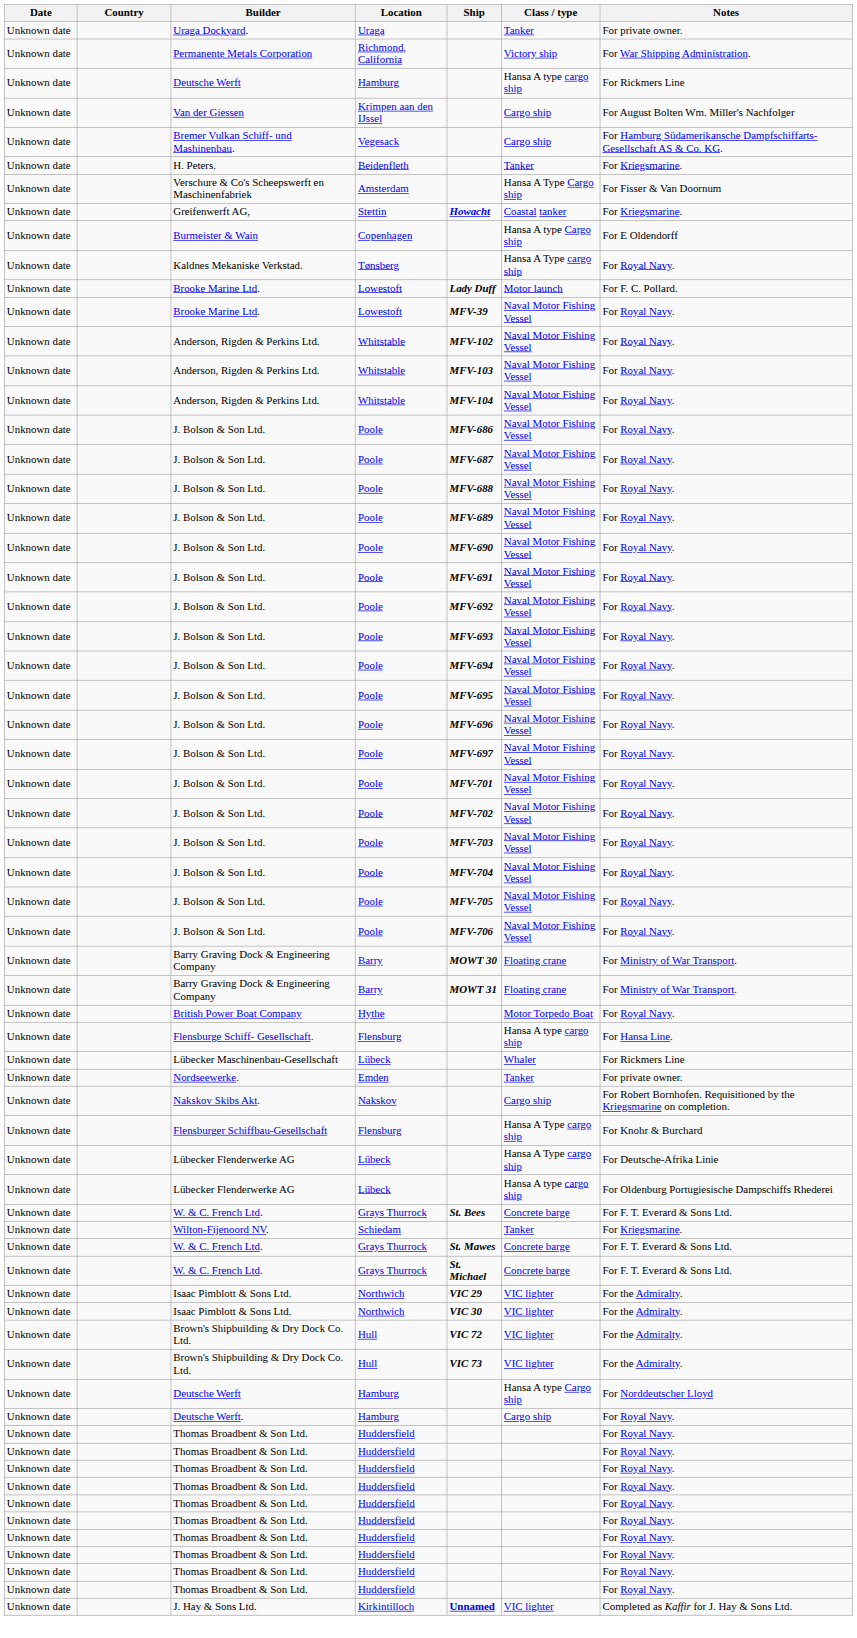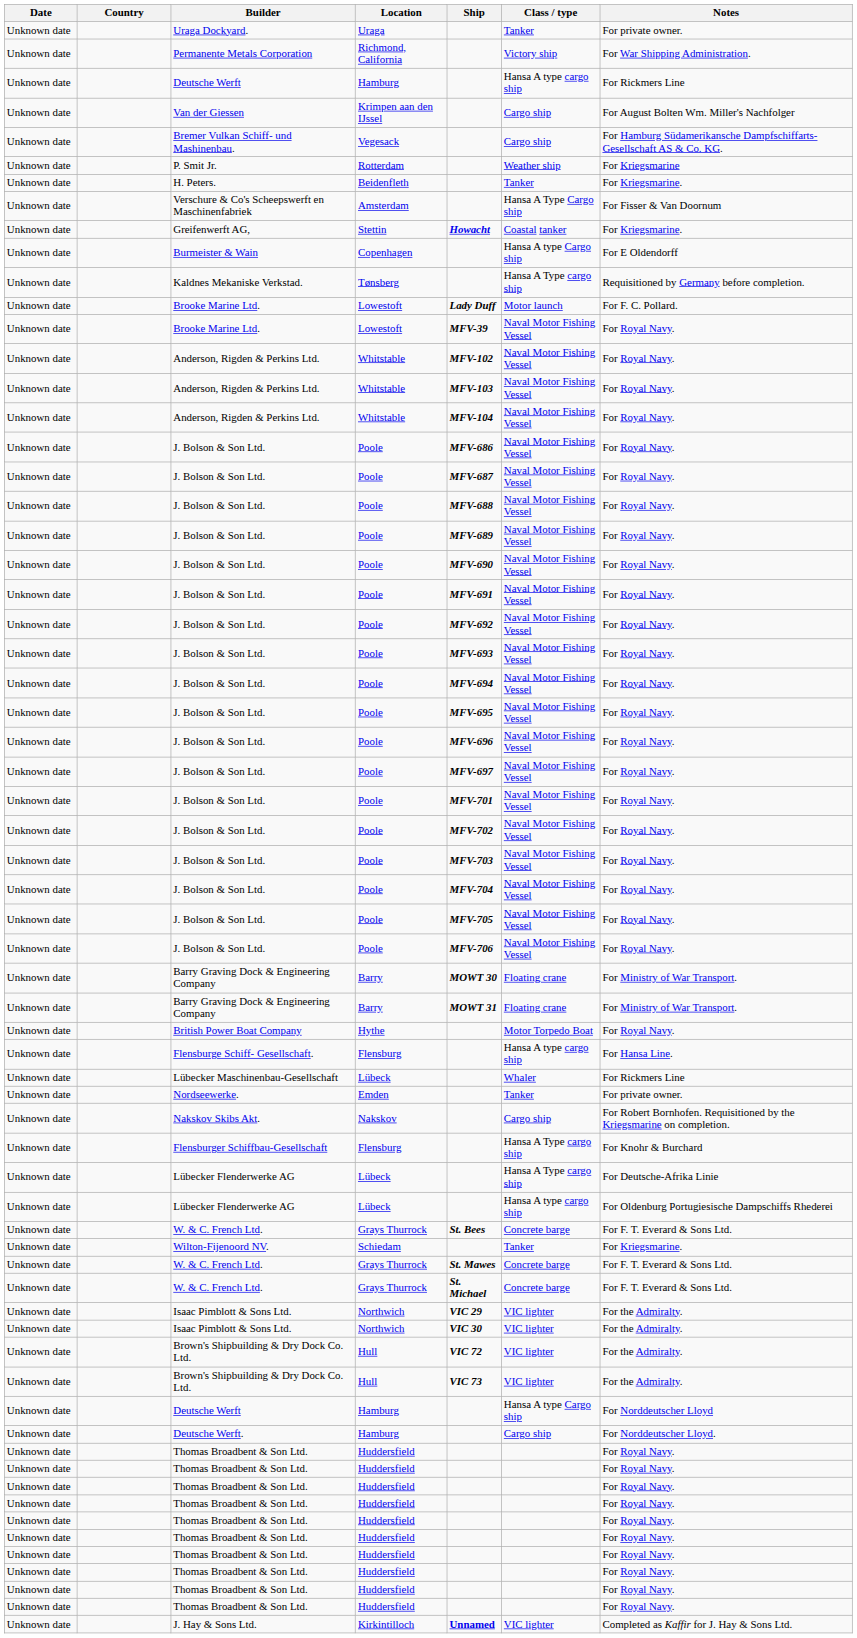+ row: (195, 165)
(638, 265) For Royal Navy. -> (704, 282) Requisitioned by Germany before completion.
(638, 1417) For Royal Navy. -> (659, 1434) For Norddeutscher Lloyd.
